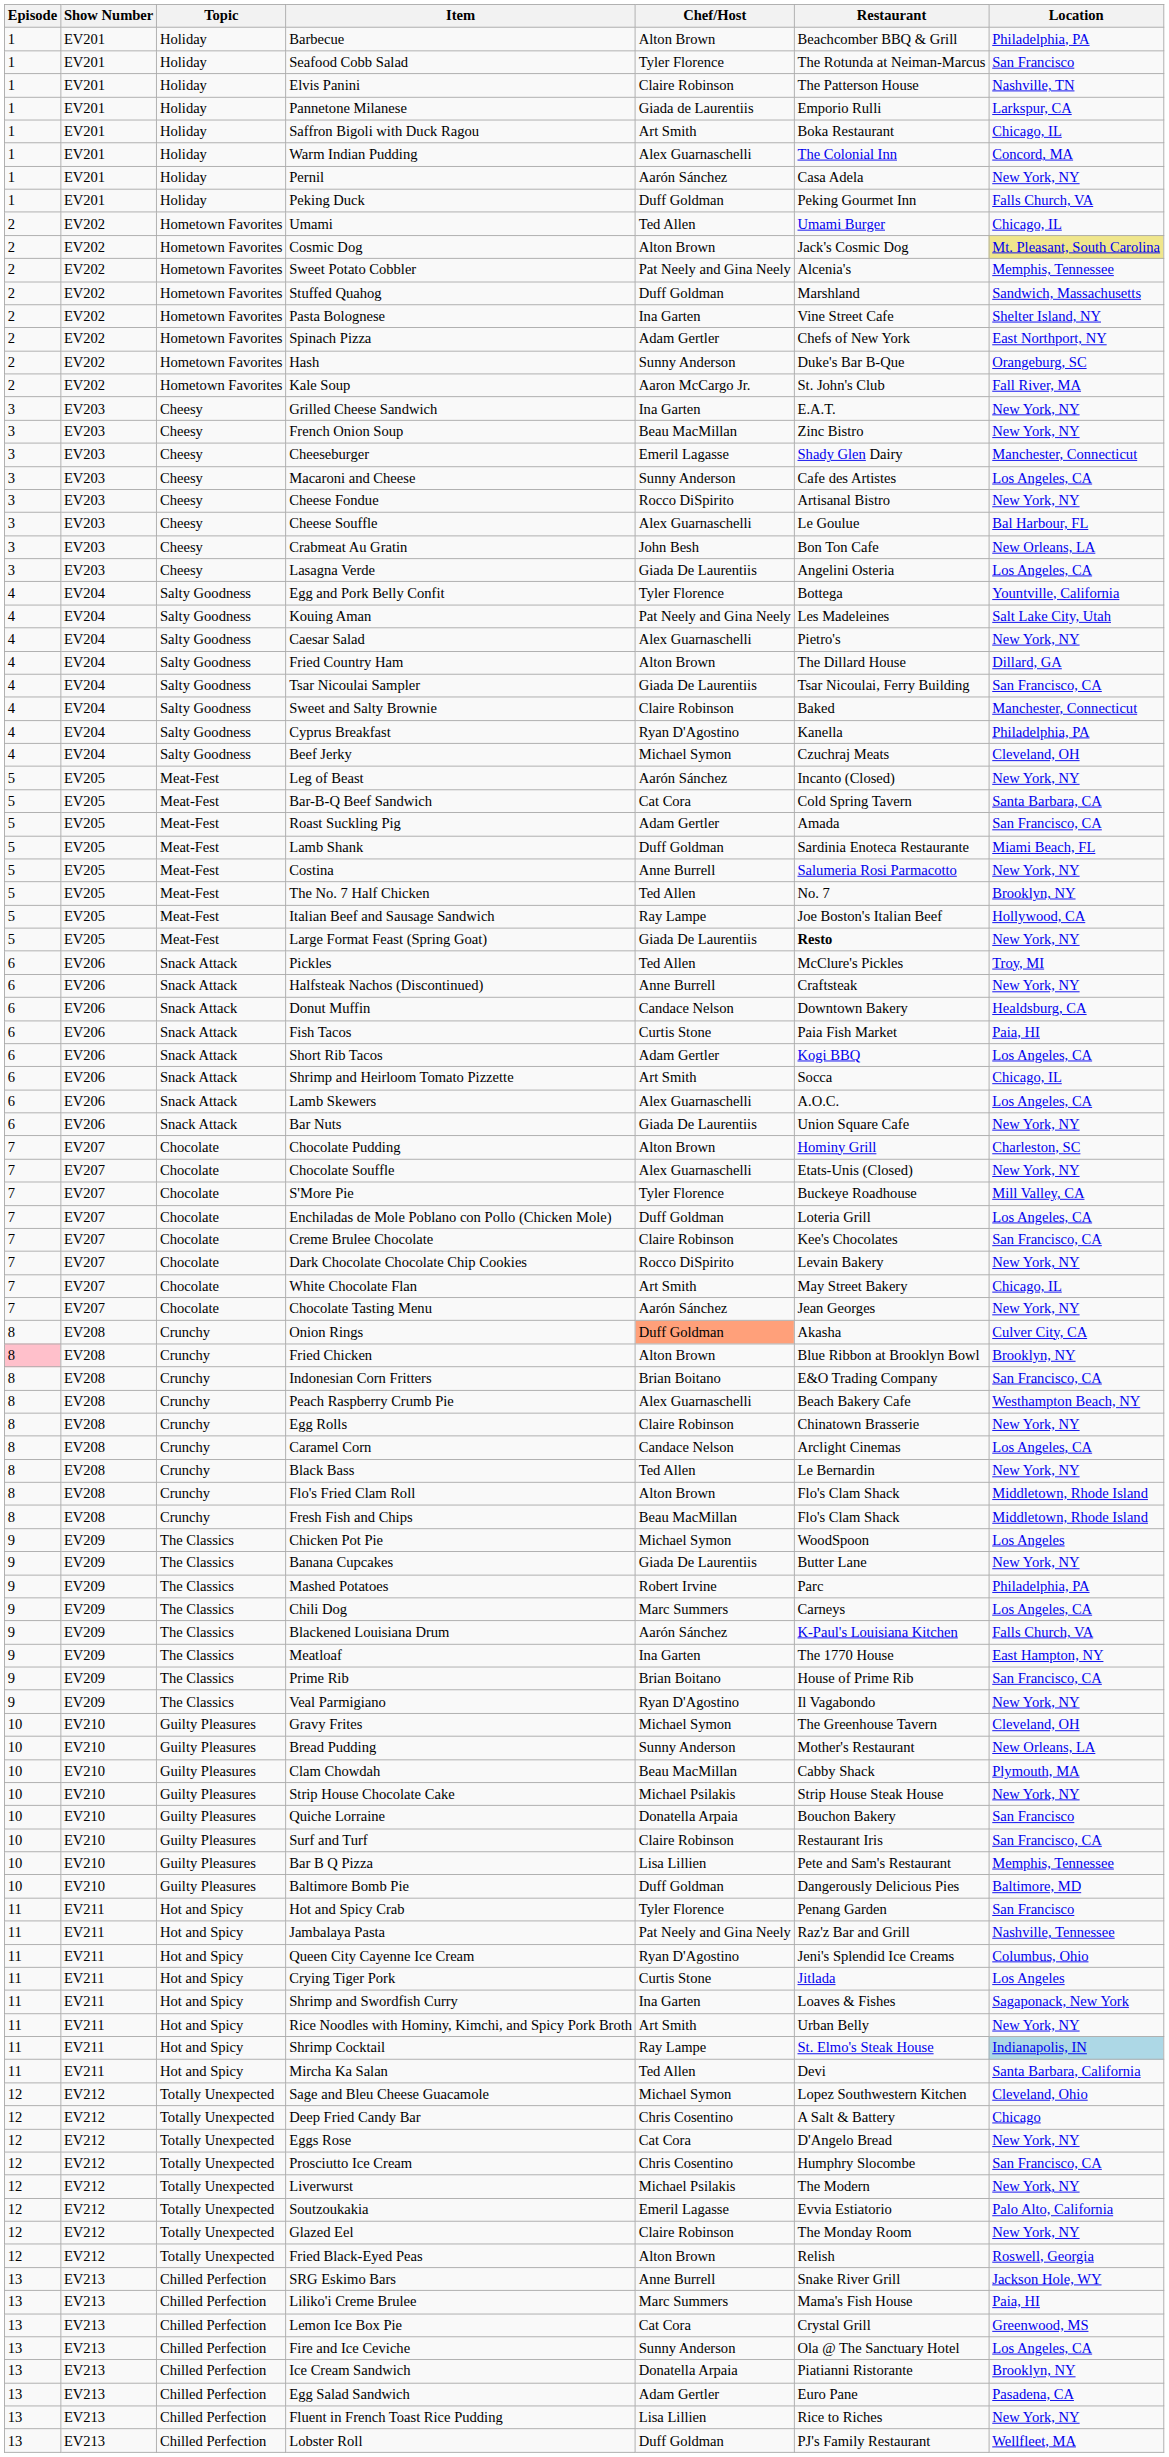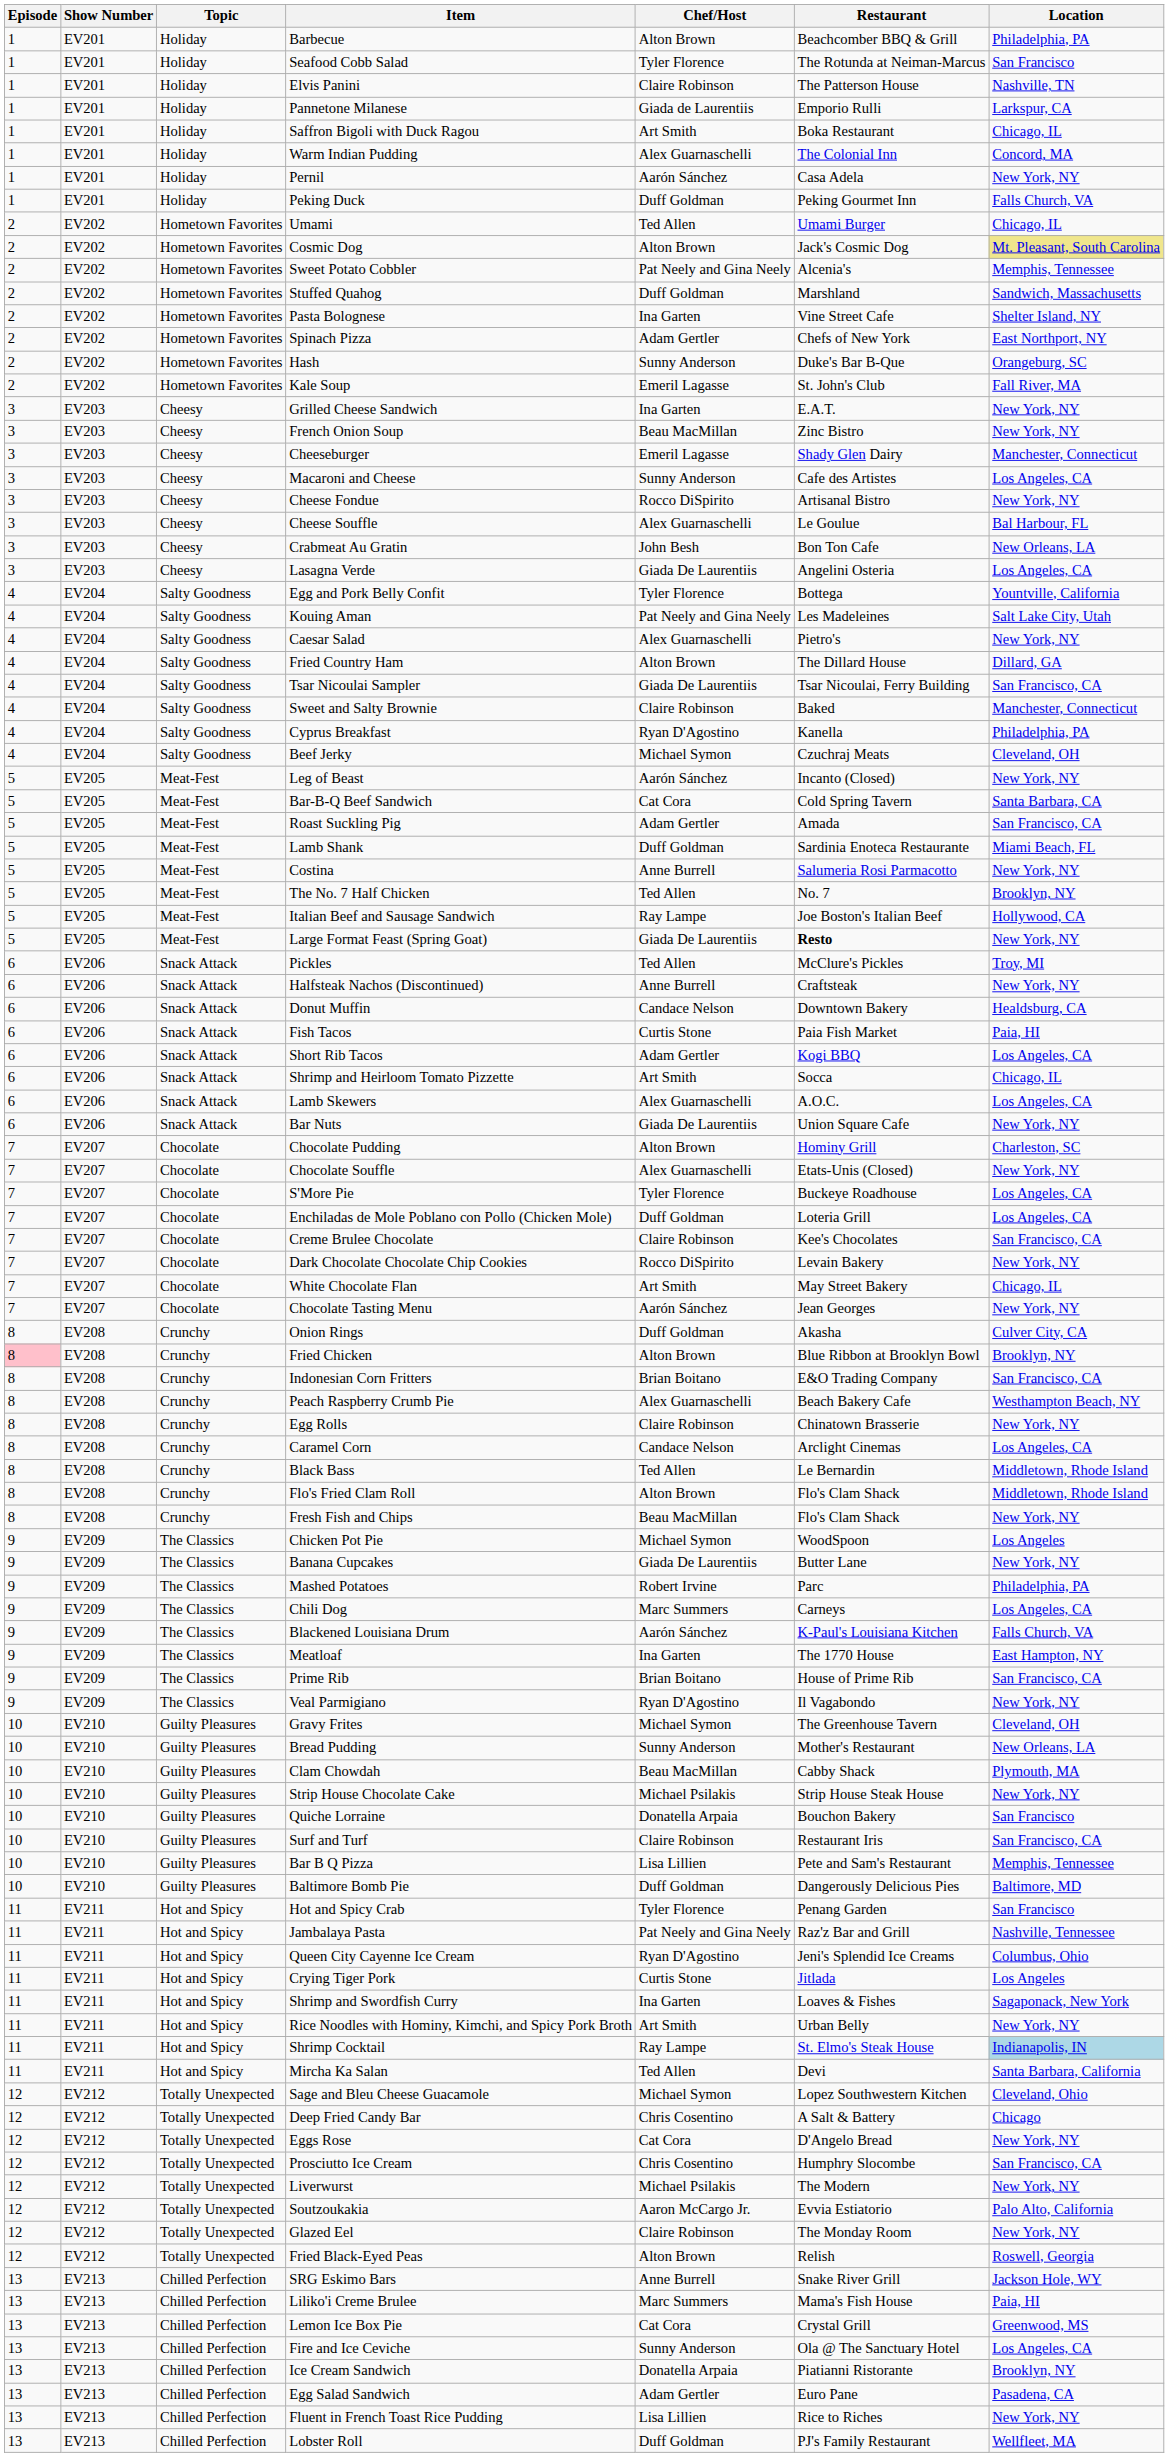(695, 385) Aaron McCargo Jr. -> (684, 385) Emeril Lagasse
(1038, 1193) Mill Valley, CA -> (1042, 1193) Los Angeles, CA
(681, 1332) lightsalmon background -> (681, 1332) no background
(1036, 1470) New York, NY -> (1070, 1470) Middletown, Rhode Island
(1070, 1516) Middletown, Rhode Island -> (1036, 1516) New York, NY
(684, 2209) Emeril Lagasse -> (695, 2209) Aaron McCargo Jr.
